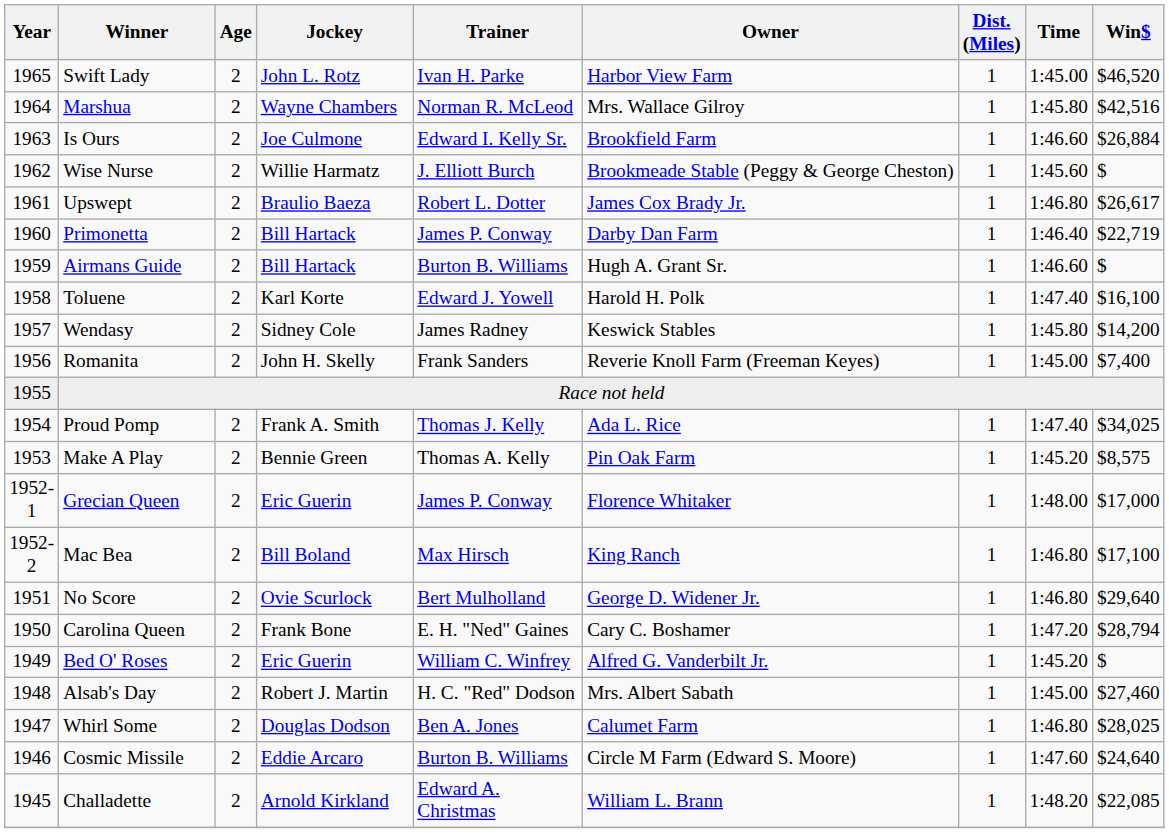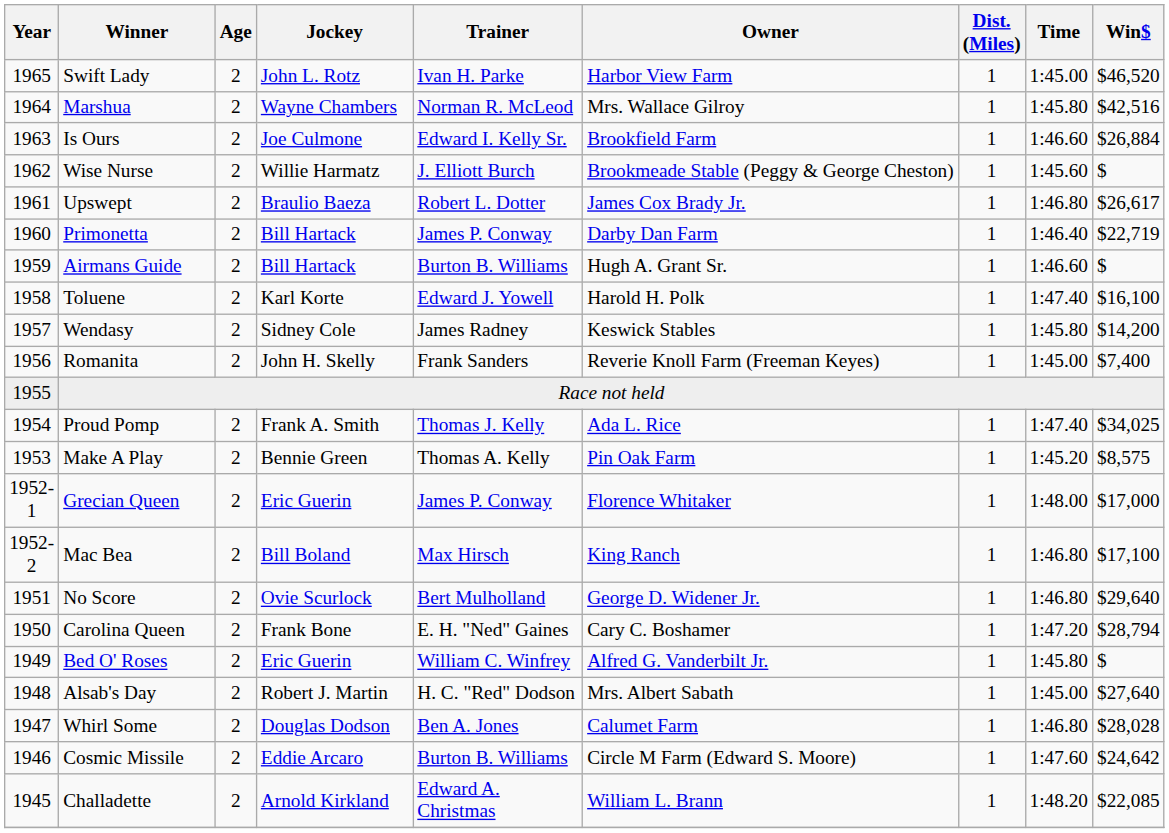(1059, 661) 1:45.20 -> (1059, 661) 1:45.80
(1128, 693) $27,460 -> (1128, 693) $27,640
(1128, 725) $28,025 -> (1128, 725) $28,028
(1128, 757) $24,640 -> (1128, 757) $24,642
